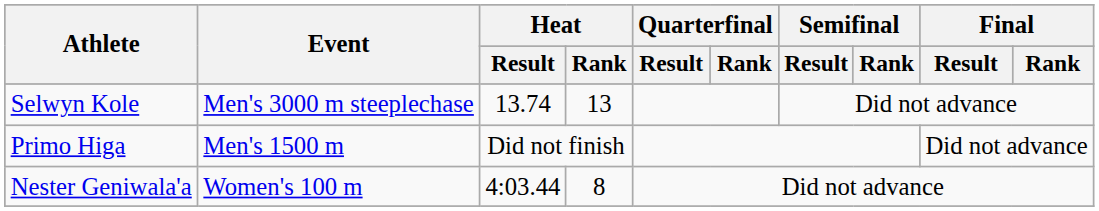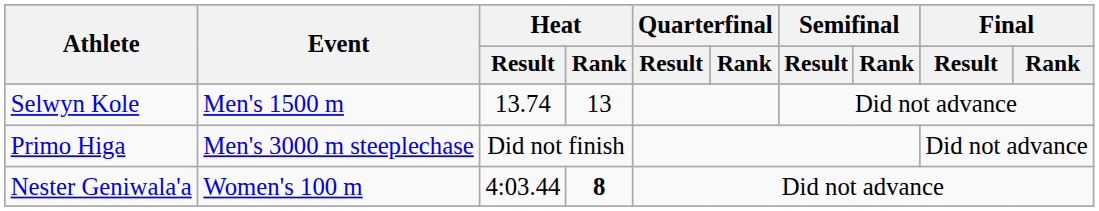(339, 104) Men's 3000 m steeplechase -> (274, 104) Men's 1500 m
(274, 145) Men's 1500 m -> (339, 145) Men's 3000 m steeplechase
(599, 186) normal -> (599, 186) bold
